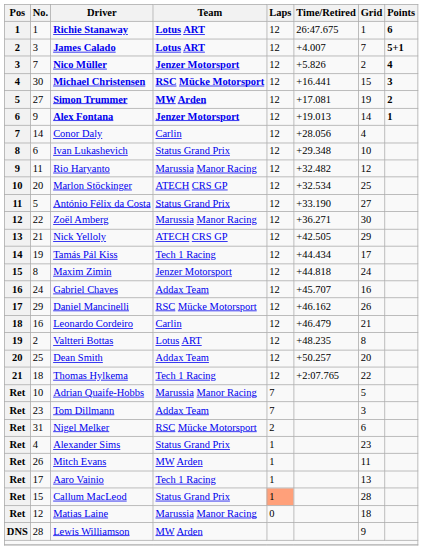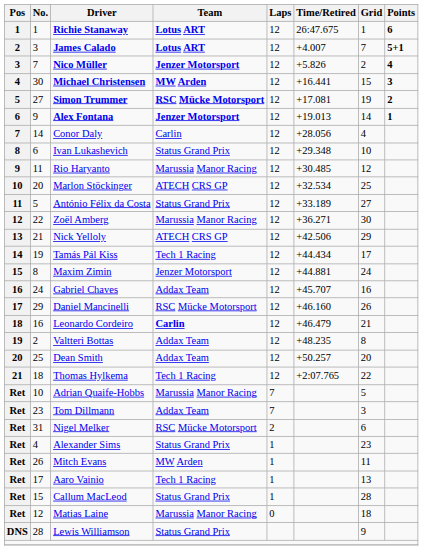(210, 81) RSC Mücke Motorsport -> (181, 81) MW Arden
(181, 99) MW Arden -> (210, 99) RSC Mücke Motorsport
(314, 168) +32.482 -> (314, 168) +30.485
(314, 202) +33.190 -> (314, 202) +33.189
(314, 237) +42.505 -> (314, 237) +42.506
(314, 271) +44.818 -> (314, 271) +44.881
(314, 306) +46.162 -> (314, 306) +46.160
(169, 323) normal -> (170, 323) bold
(179, 340) Lotus ART -> (182, 340) Addax Team
(272, 496) lightsalmon background -> (272, 496) no background
(179, 531) MW Arden -> (193, 531) Status Grand Prix
